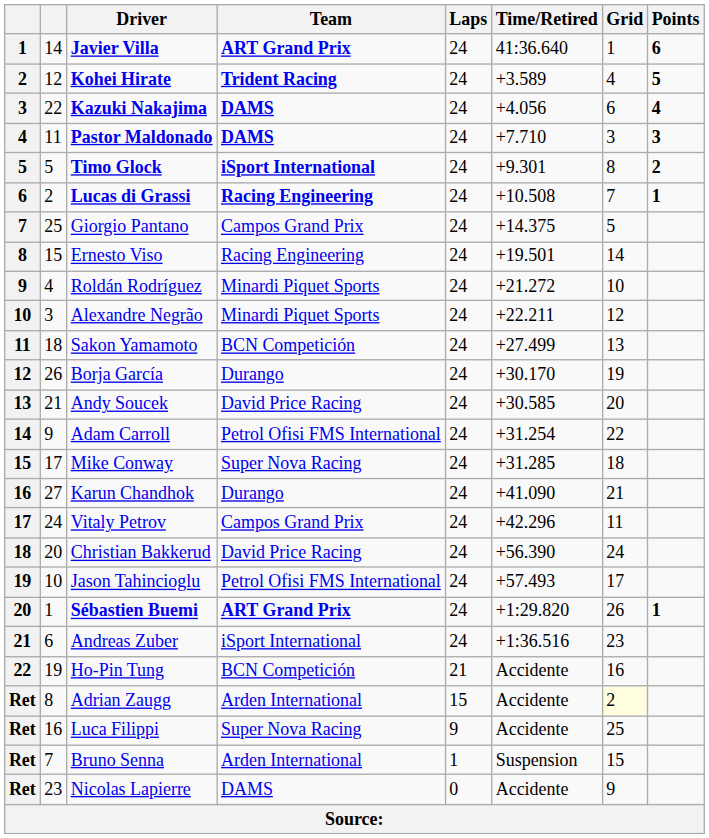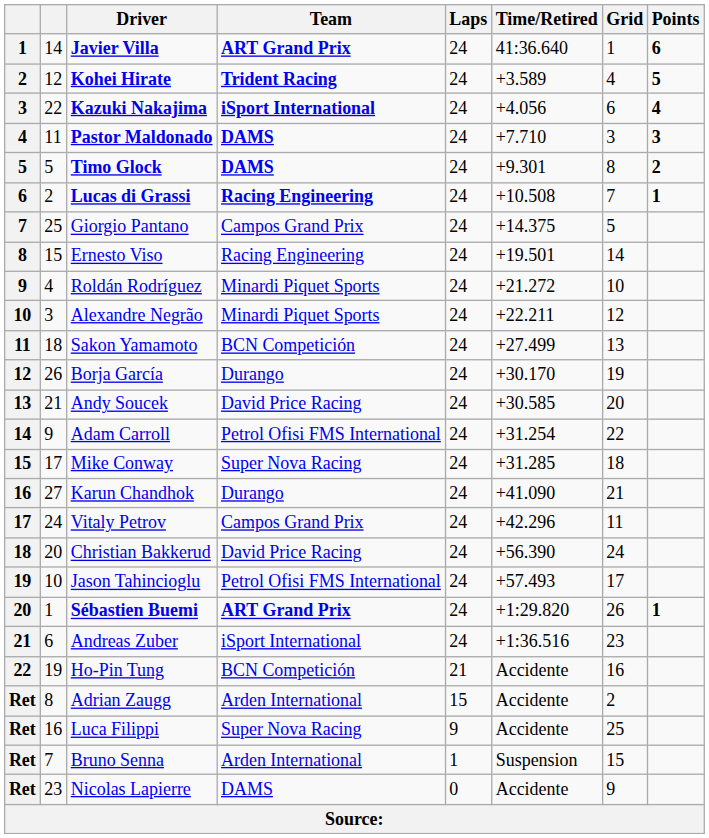(247, 107) DAMS -> (298, 107) iSport International
(298, 166) iSport International -> (247, 166) DAMS
(611, 700) lightyellow background -> (611, 700) no background
